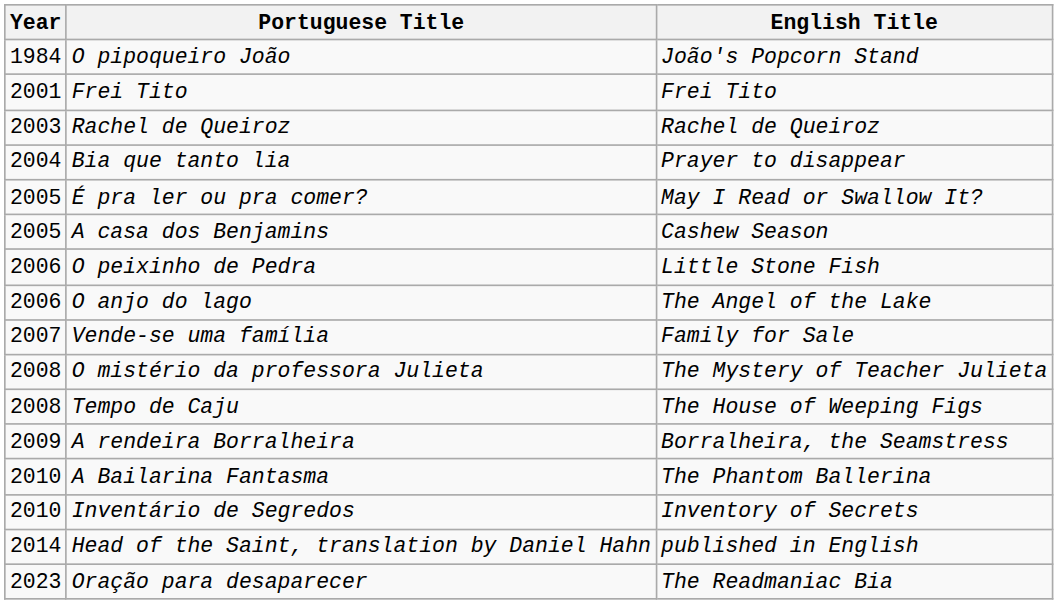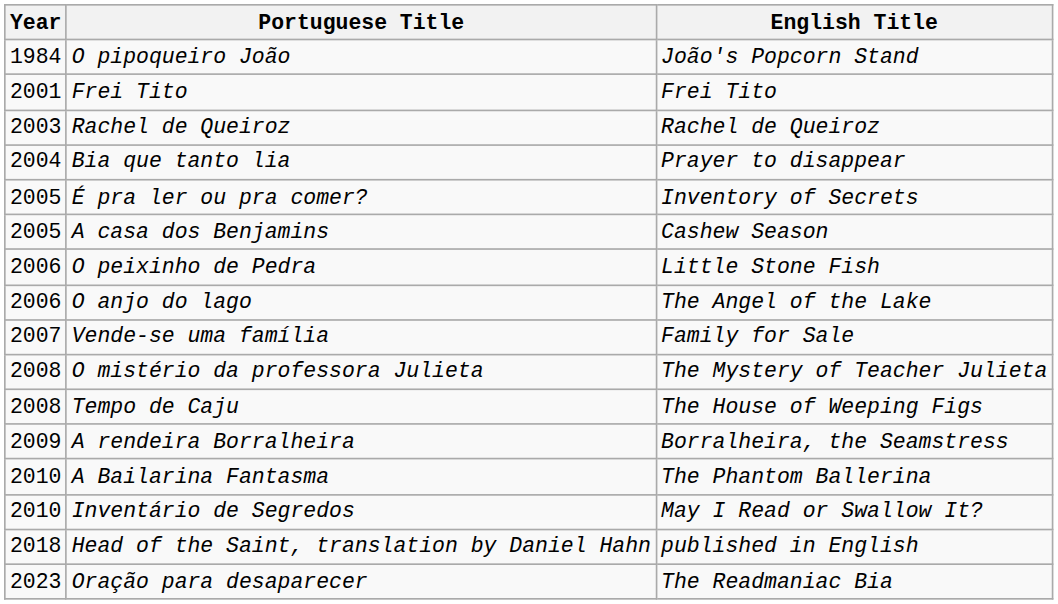(822, 197) May I Read or Swallow It? -> (790, 197) Inventory of Secrets
(790, 512) Inventory of Secrets -> (822, 512) May I Read or Swallow It?
(36, 547) 2014 -> (36, 547) 2018
